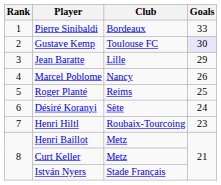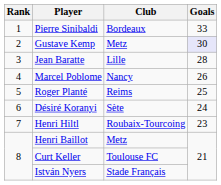(132, 44) Toulouse FC -> (117, 44) Metz
(202, 60) 29 -> (202, 60) 28
(117, 156) Metz -> (132, 156) Toulouse FC
